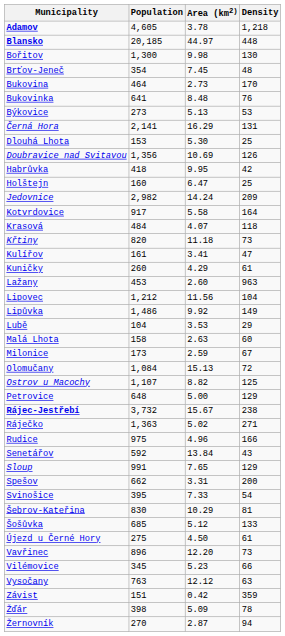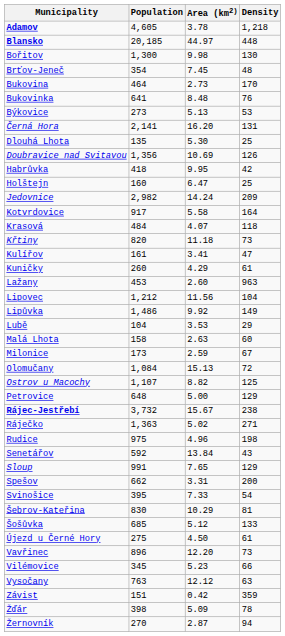(200, 127) 16.29 -> (200, 127) 16.20
(139, 141) 153 -> (139, 141) 135
(250, 440) 166 -> (250, 440) 198
